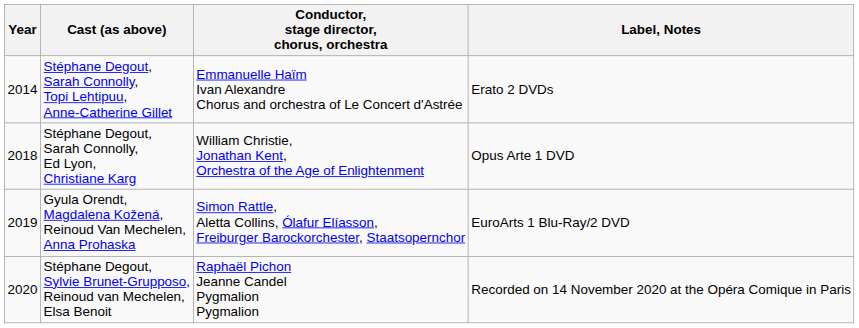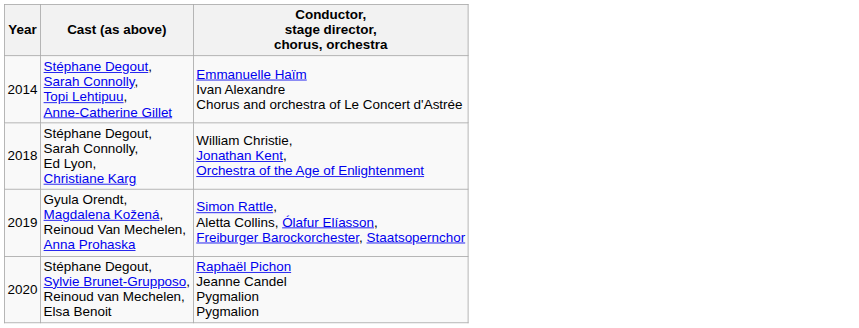- column: (661, 30)
